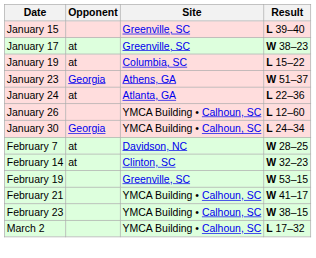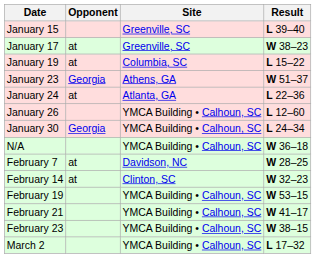+ row: (16, 146)
(156, 179) Greenville, SC -> (192, 195) YMCA Building • Calhoun, SC
